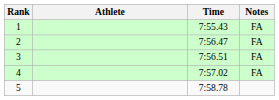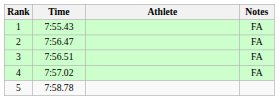columns swapped: (110, 12) <-> (213, 12)
